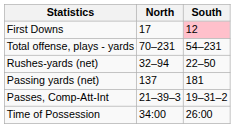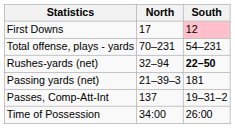(201, 64) normal -> (201, 64) bold
(148, 81) 137 -> (160, 81) 21–39–3
(160, 98) 21–39–3 -> (148, 98) 137
